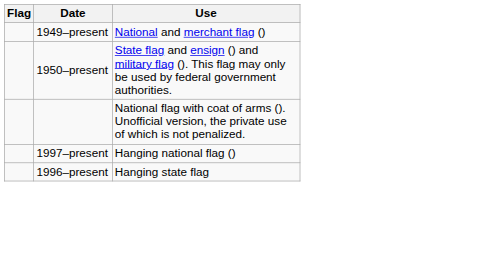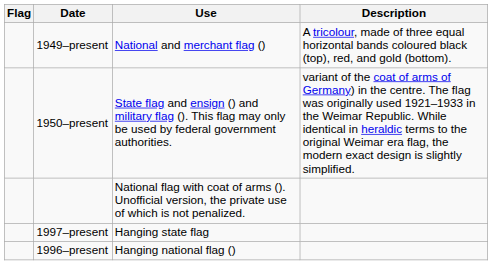+ column: (394, 13)
(175, 153) Hanging national flag () -> (162, 232) Hanging state flag
(162, 172) Hanging state flag -> (175, 250) Hanging national flag ()
